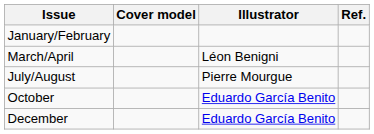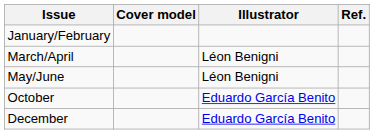+ row: (36, 77)
- row: (41, 77)
